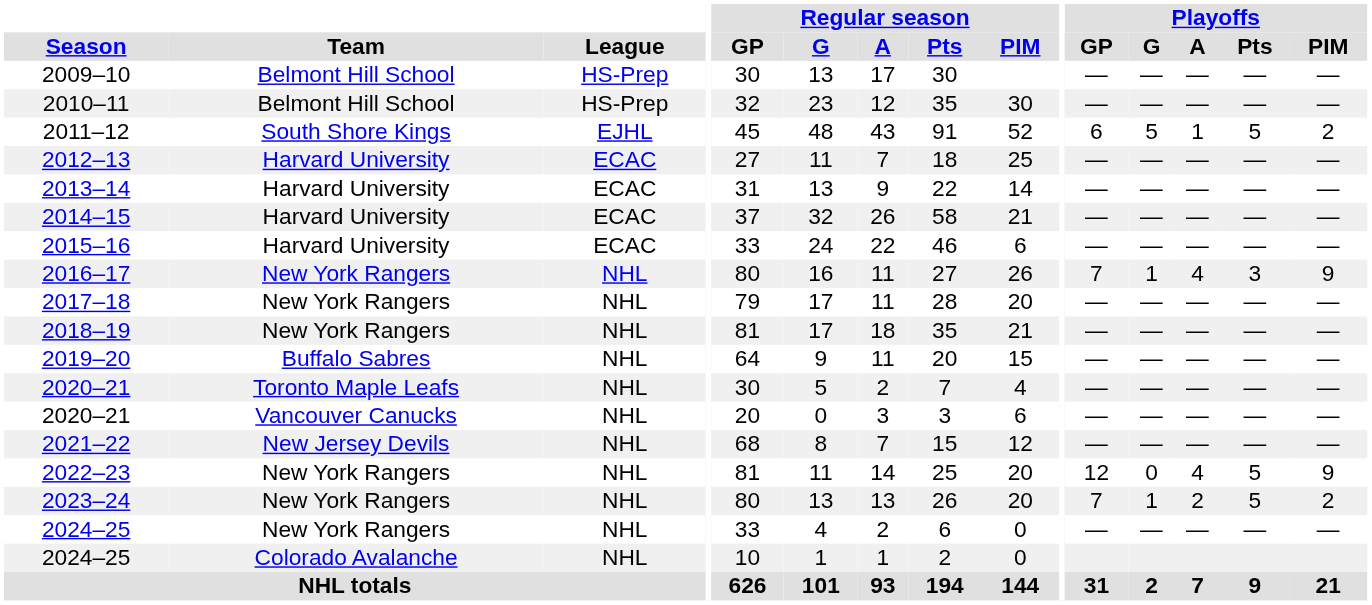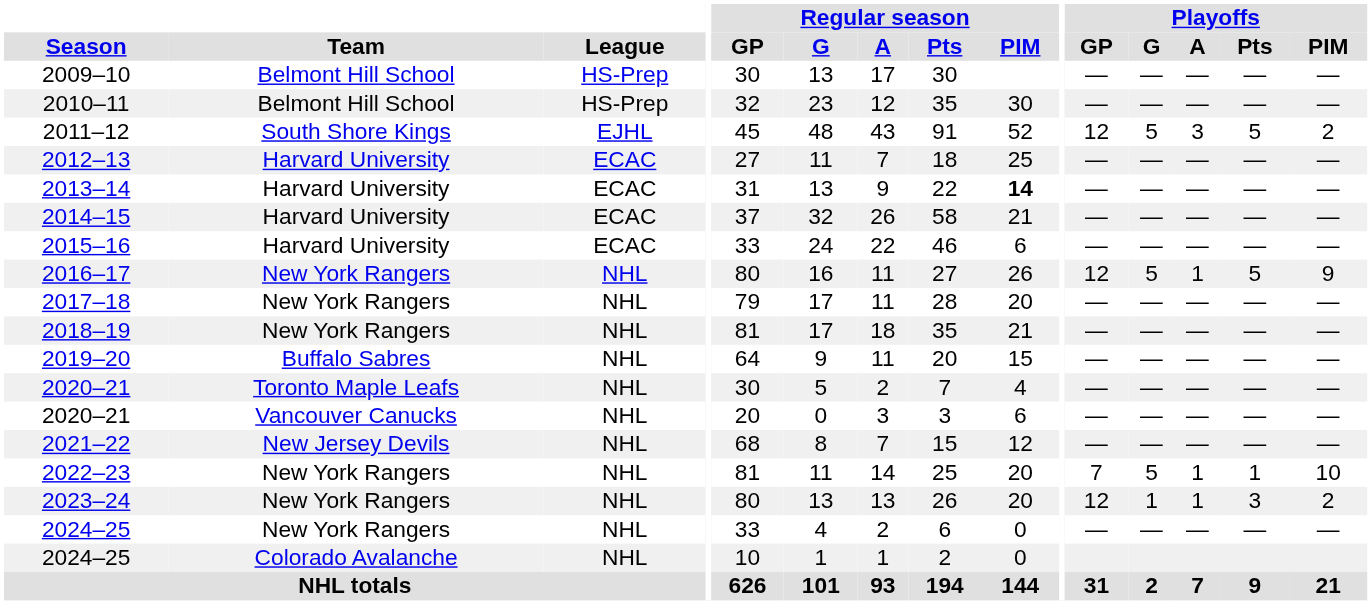(1096, 131) 6 -> (1096, 131) 12
(1197, 131) 1 -> (1197, 131) 3
(1020, 188) normal -> (1020, 188) bold
(1096, 273) 7 -> (1096, 273) 12
(1151, 273) 1 -> (1151, 273) 5
(1197, 273) 4 -> (1197, 273) 1
(1255, 273) 3 -> (1255, 273) 5
(1096, 472) 12 -> (1096, 472) 7
(1151, 472) 0 -> (1151, 472) 5
(1197, 472) 4 -> (1197, 472) 1
(1255, 472) 5 -> (1255, 472) 1
(1328, 472) 9 -> (1328, 472) 10
(1096, 500) 7 -> (1096, 500) 12
(1197, 500) 2 -> (1197, 500) 1
(1255, 500) 5 -> (1255, 500) 3
